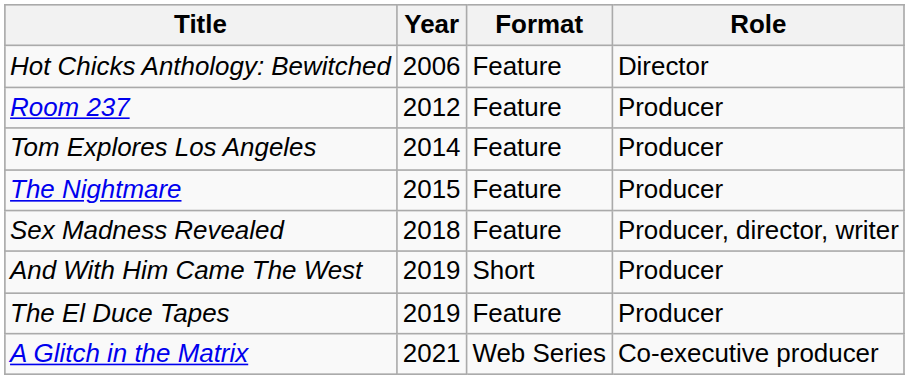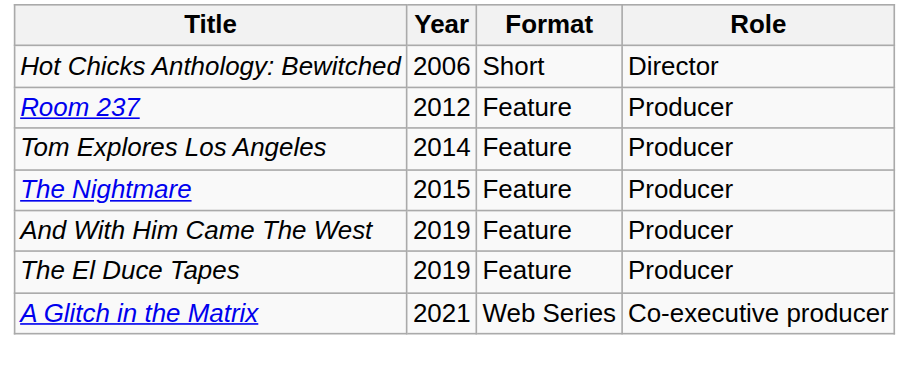(517, 66) Feature -> (513, 66) Short
- row: (147, 230)
(503, 271) Short -> (527, 230) Feature
